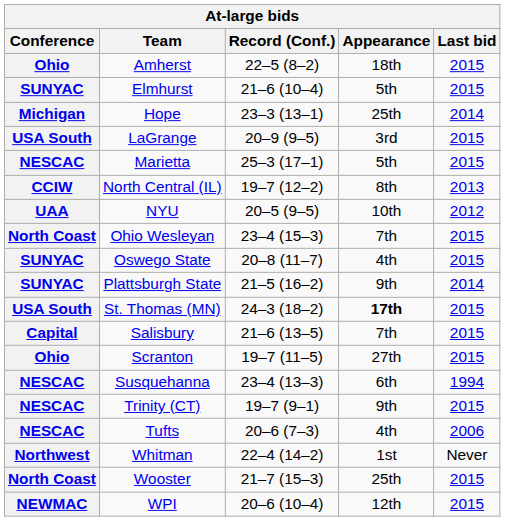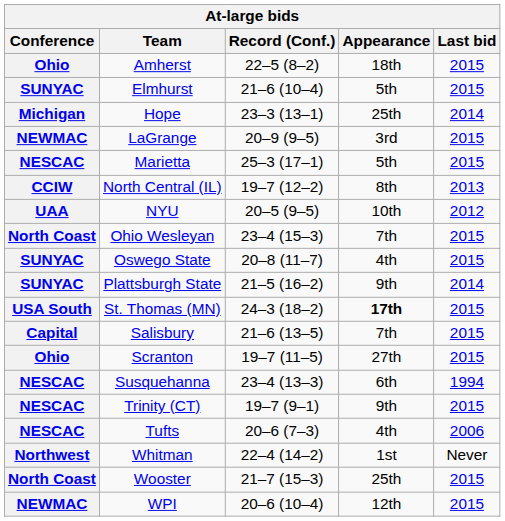(52, 138) USA South -> (52, 138) NEWMAC
